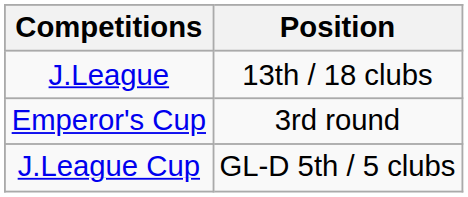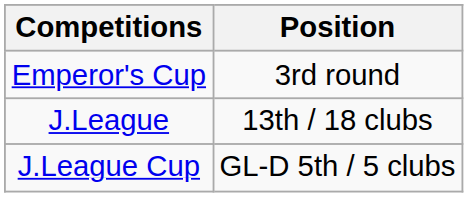rows swapped: (109, 74) <-> (109, 120)
